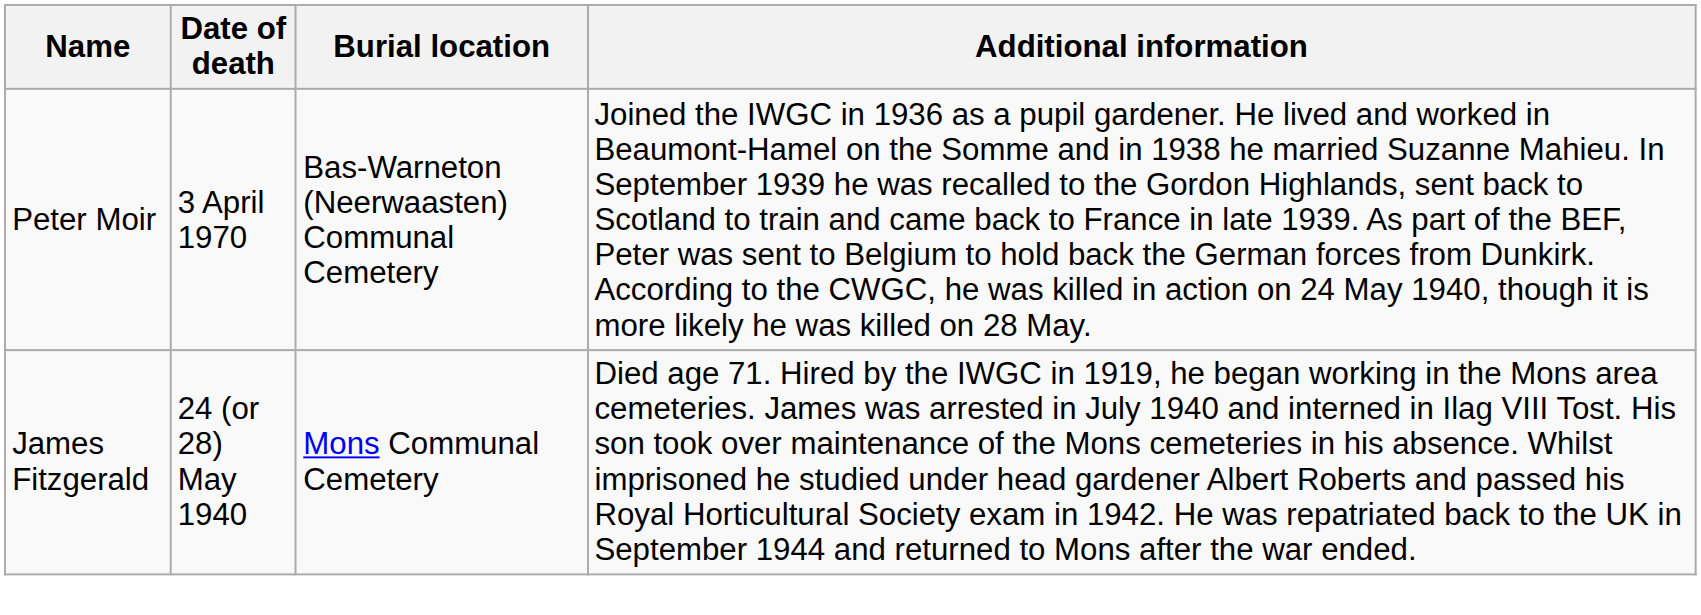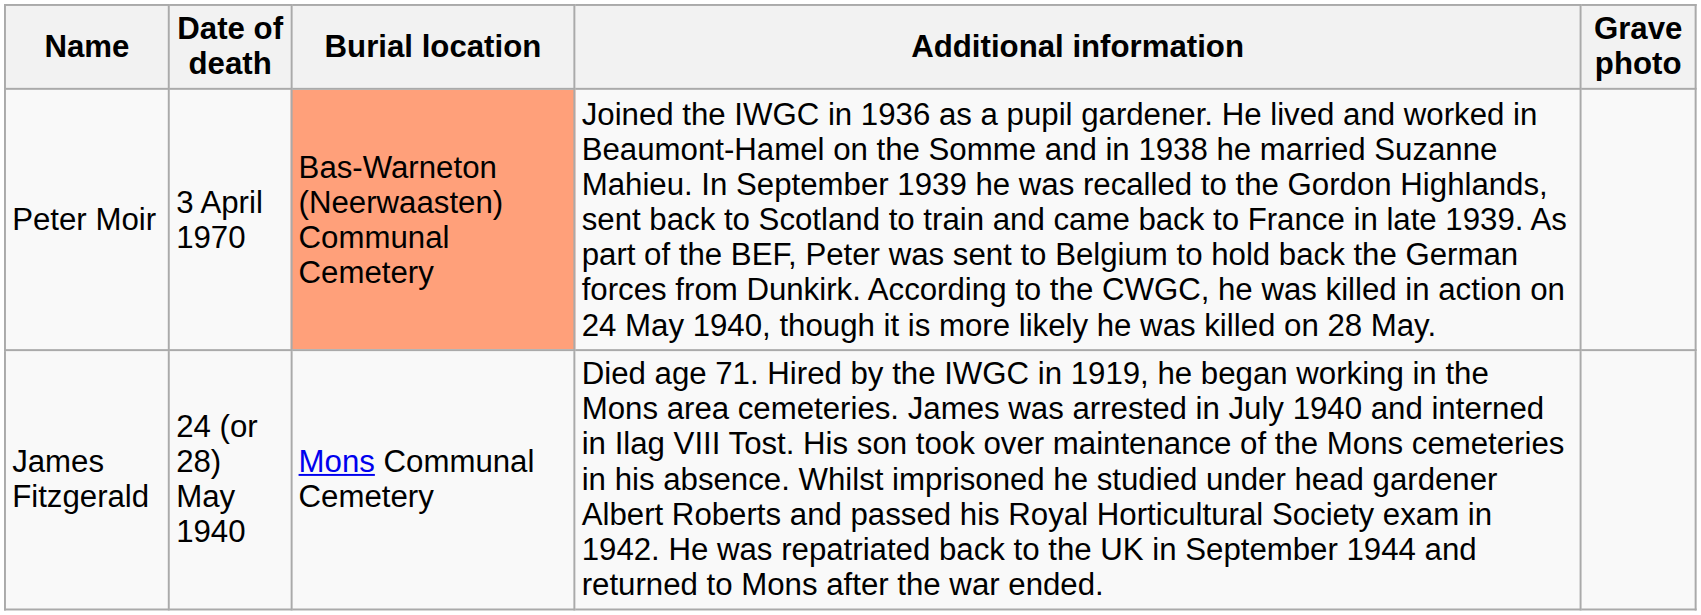+ column: (1638, 46)
(406, 219) no background -> (401, 219) lightsalmon background
